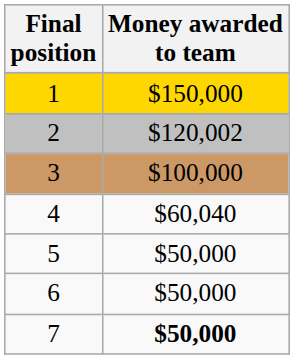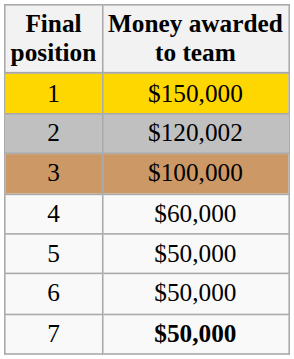(195, 213) $60,040 -> (195, 213) $60,000
